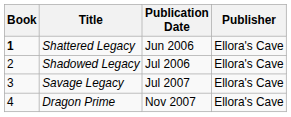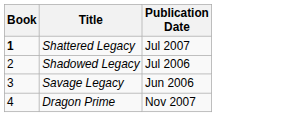- column: (249, 20)
(169, 45) Jun 2006 -> (167, 45) Jul 2007
(167, 83) Jul 2007 -> (169, 83) Jun 2006
